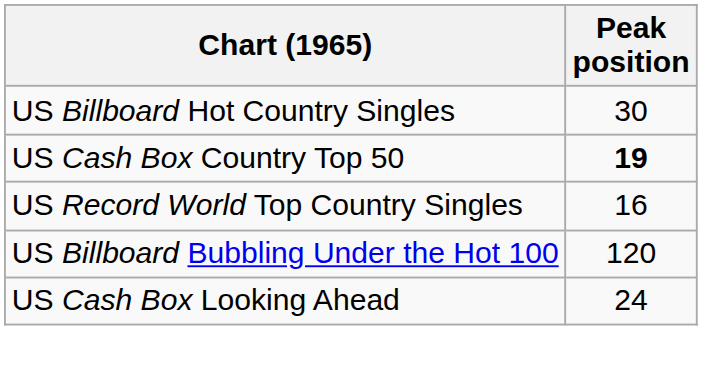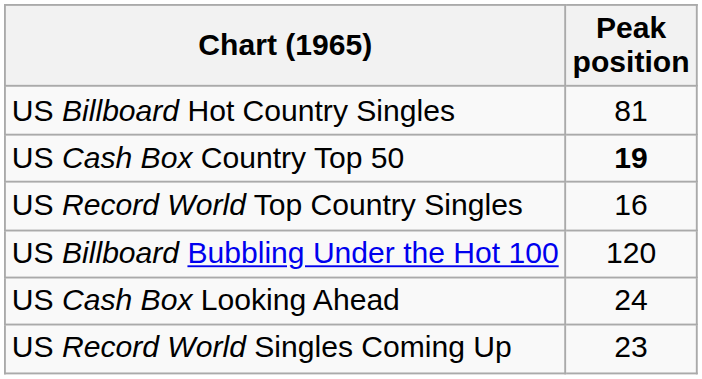(631, 109) 30 -> (631, 109) 81
+ row: (262, 348)
